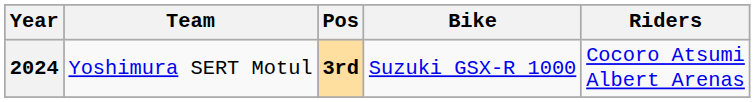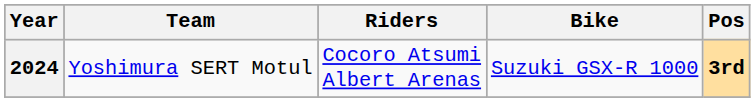columns swapped: (665, 22) <-> (341, 22)
